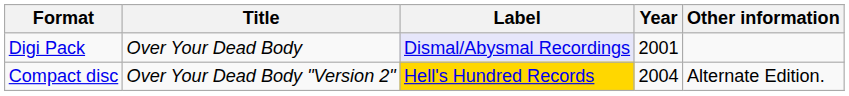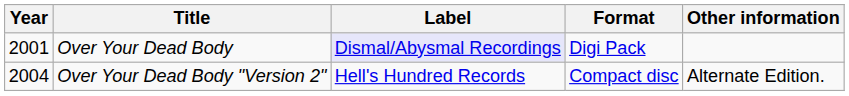columns swapped: (659, 18) <-> (63, 18)
(499, 76) gold background -> (430, 76) no background
